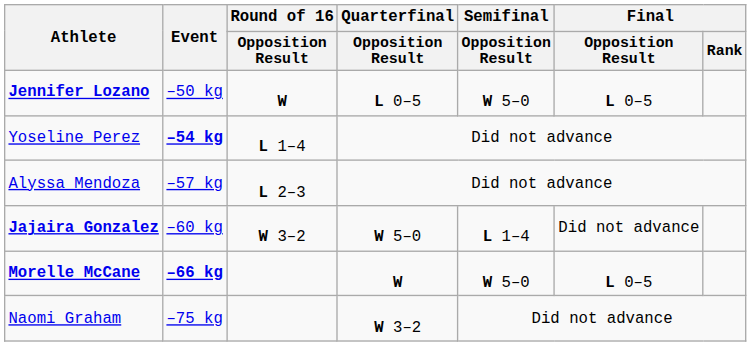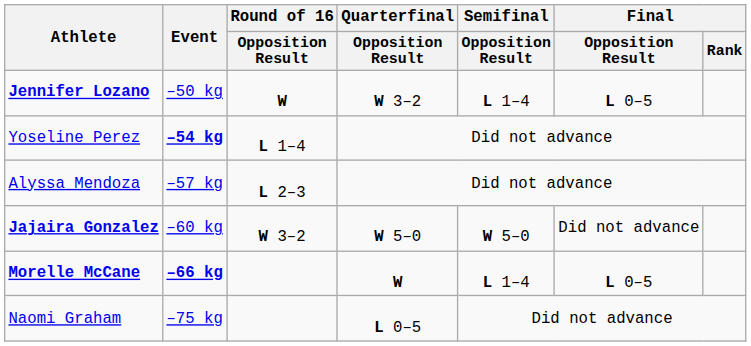(398, 102) L 0–5 -> (398, 102) W 3–2
(506, 102) W 5–0 -> (506, 102) L 1–4
(506, 237) L 1–4 -> (506, 237) W 5–0
(506, 282) W 5–0 -> (506, 282) L 1–4
(398, 328) W 3–2 -> (398, 328) L 0–5
